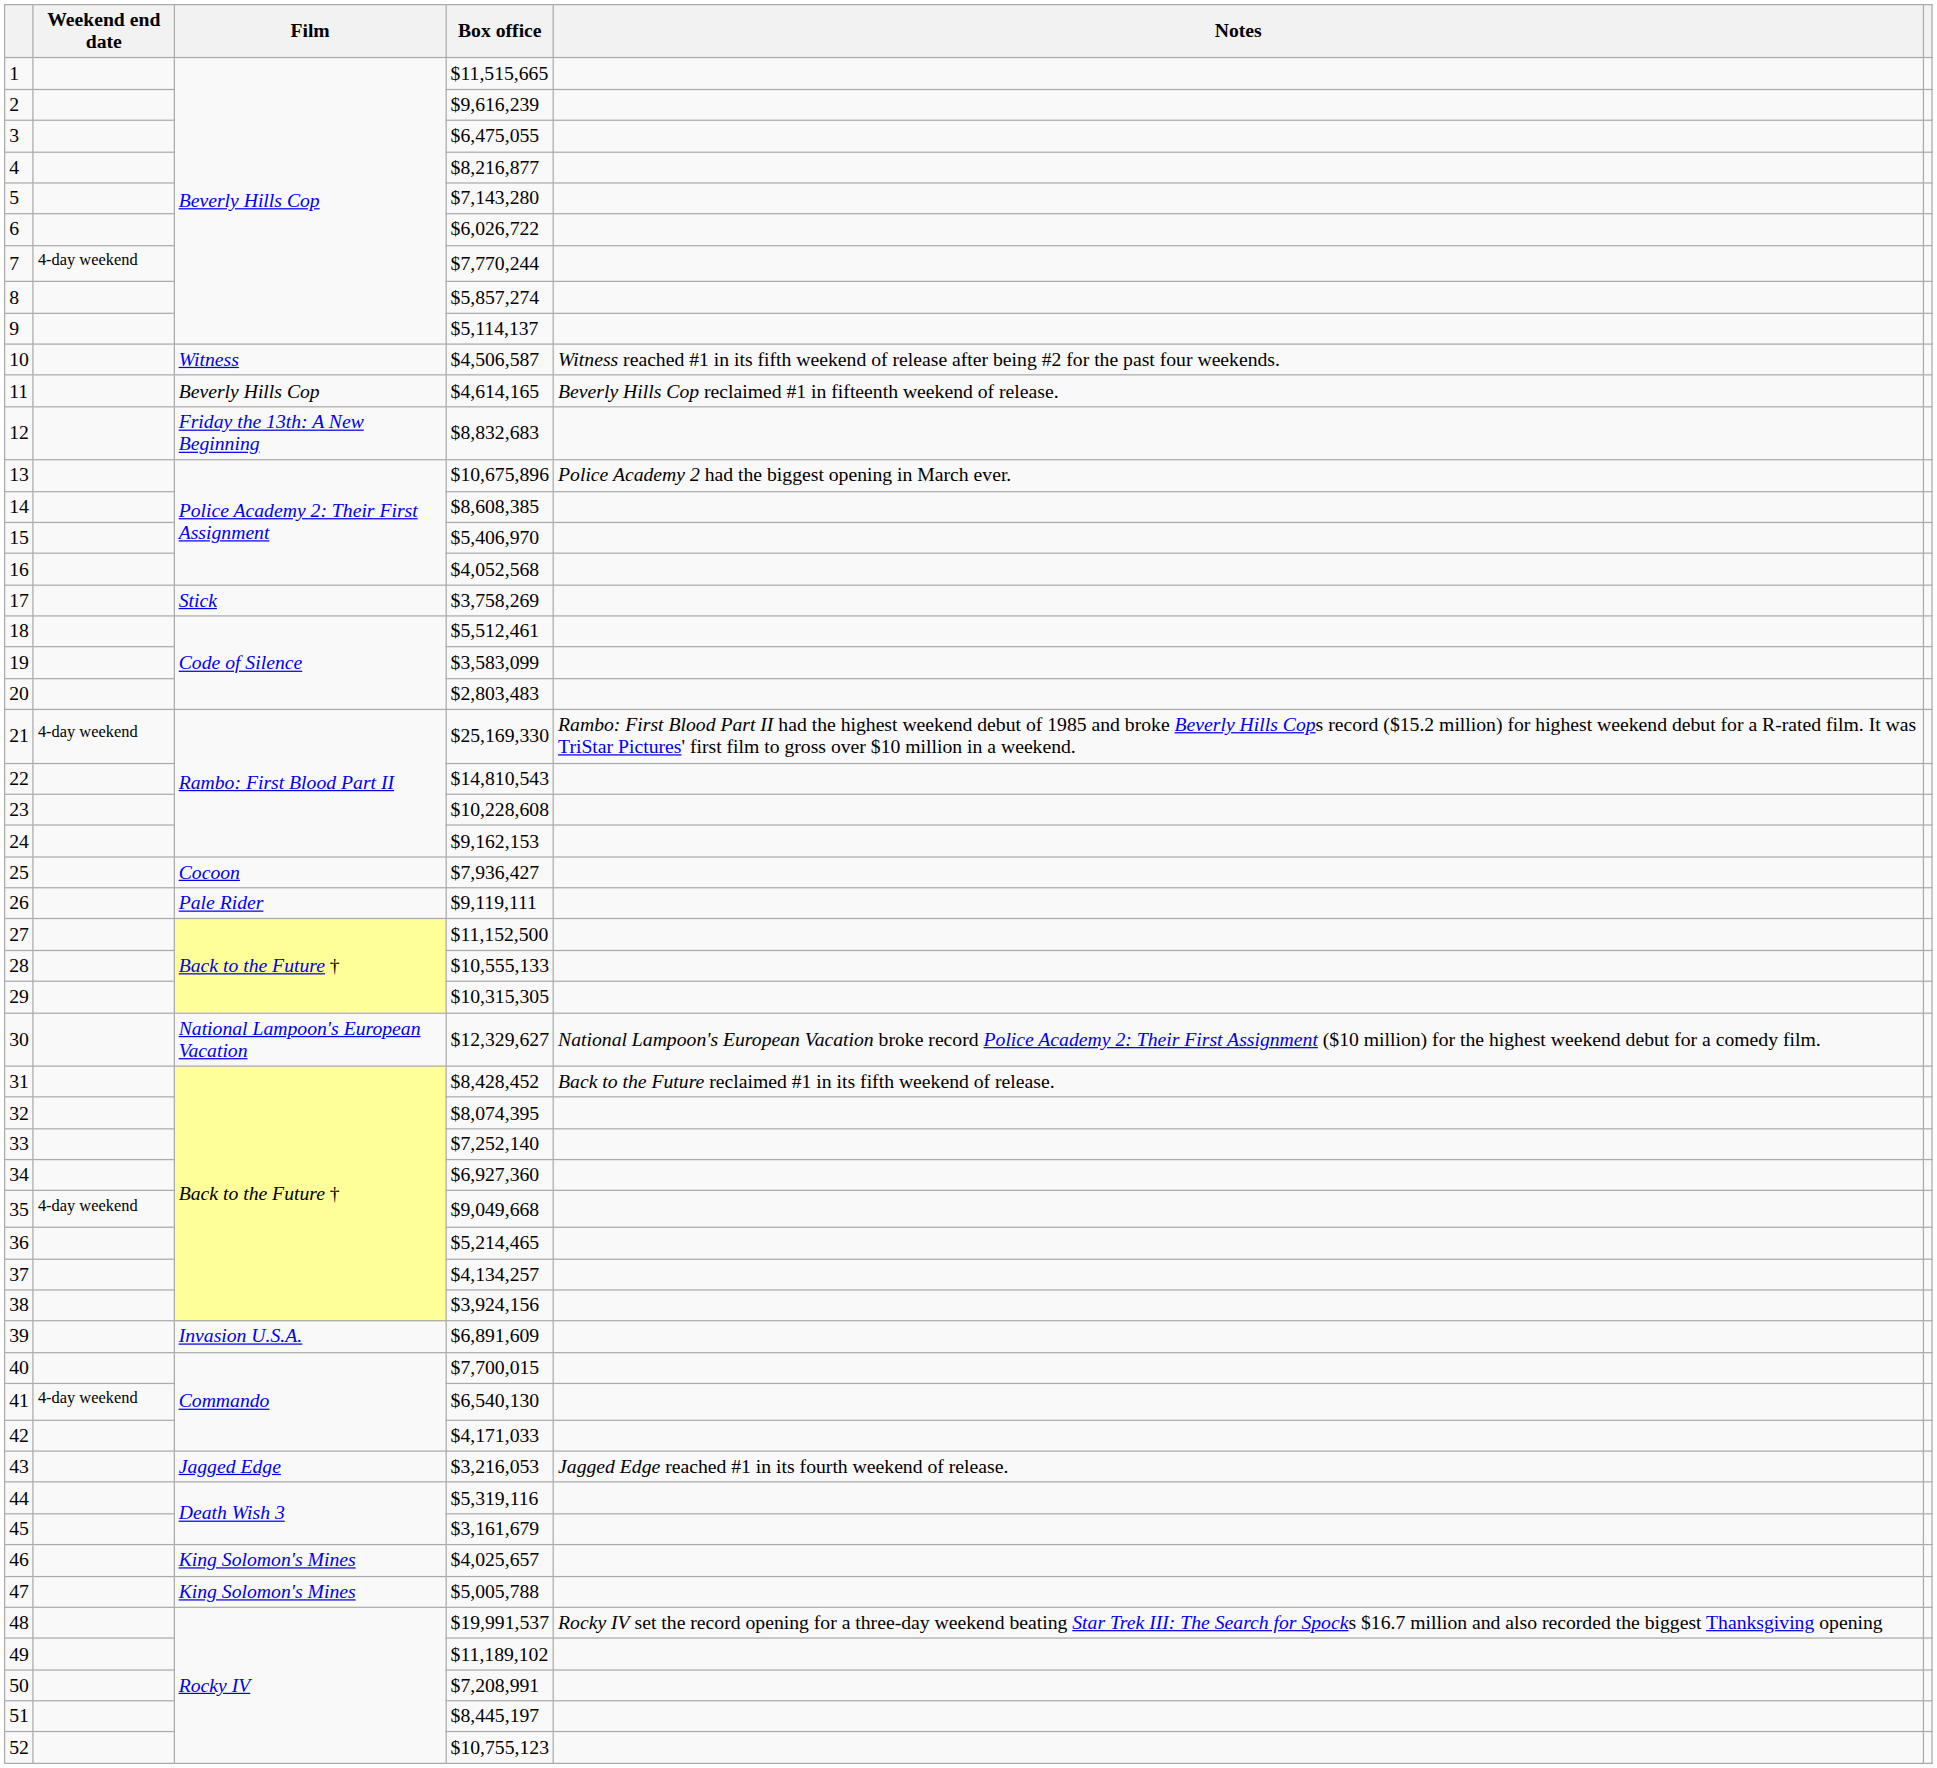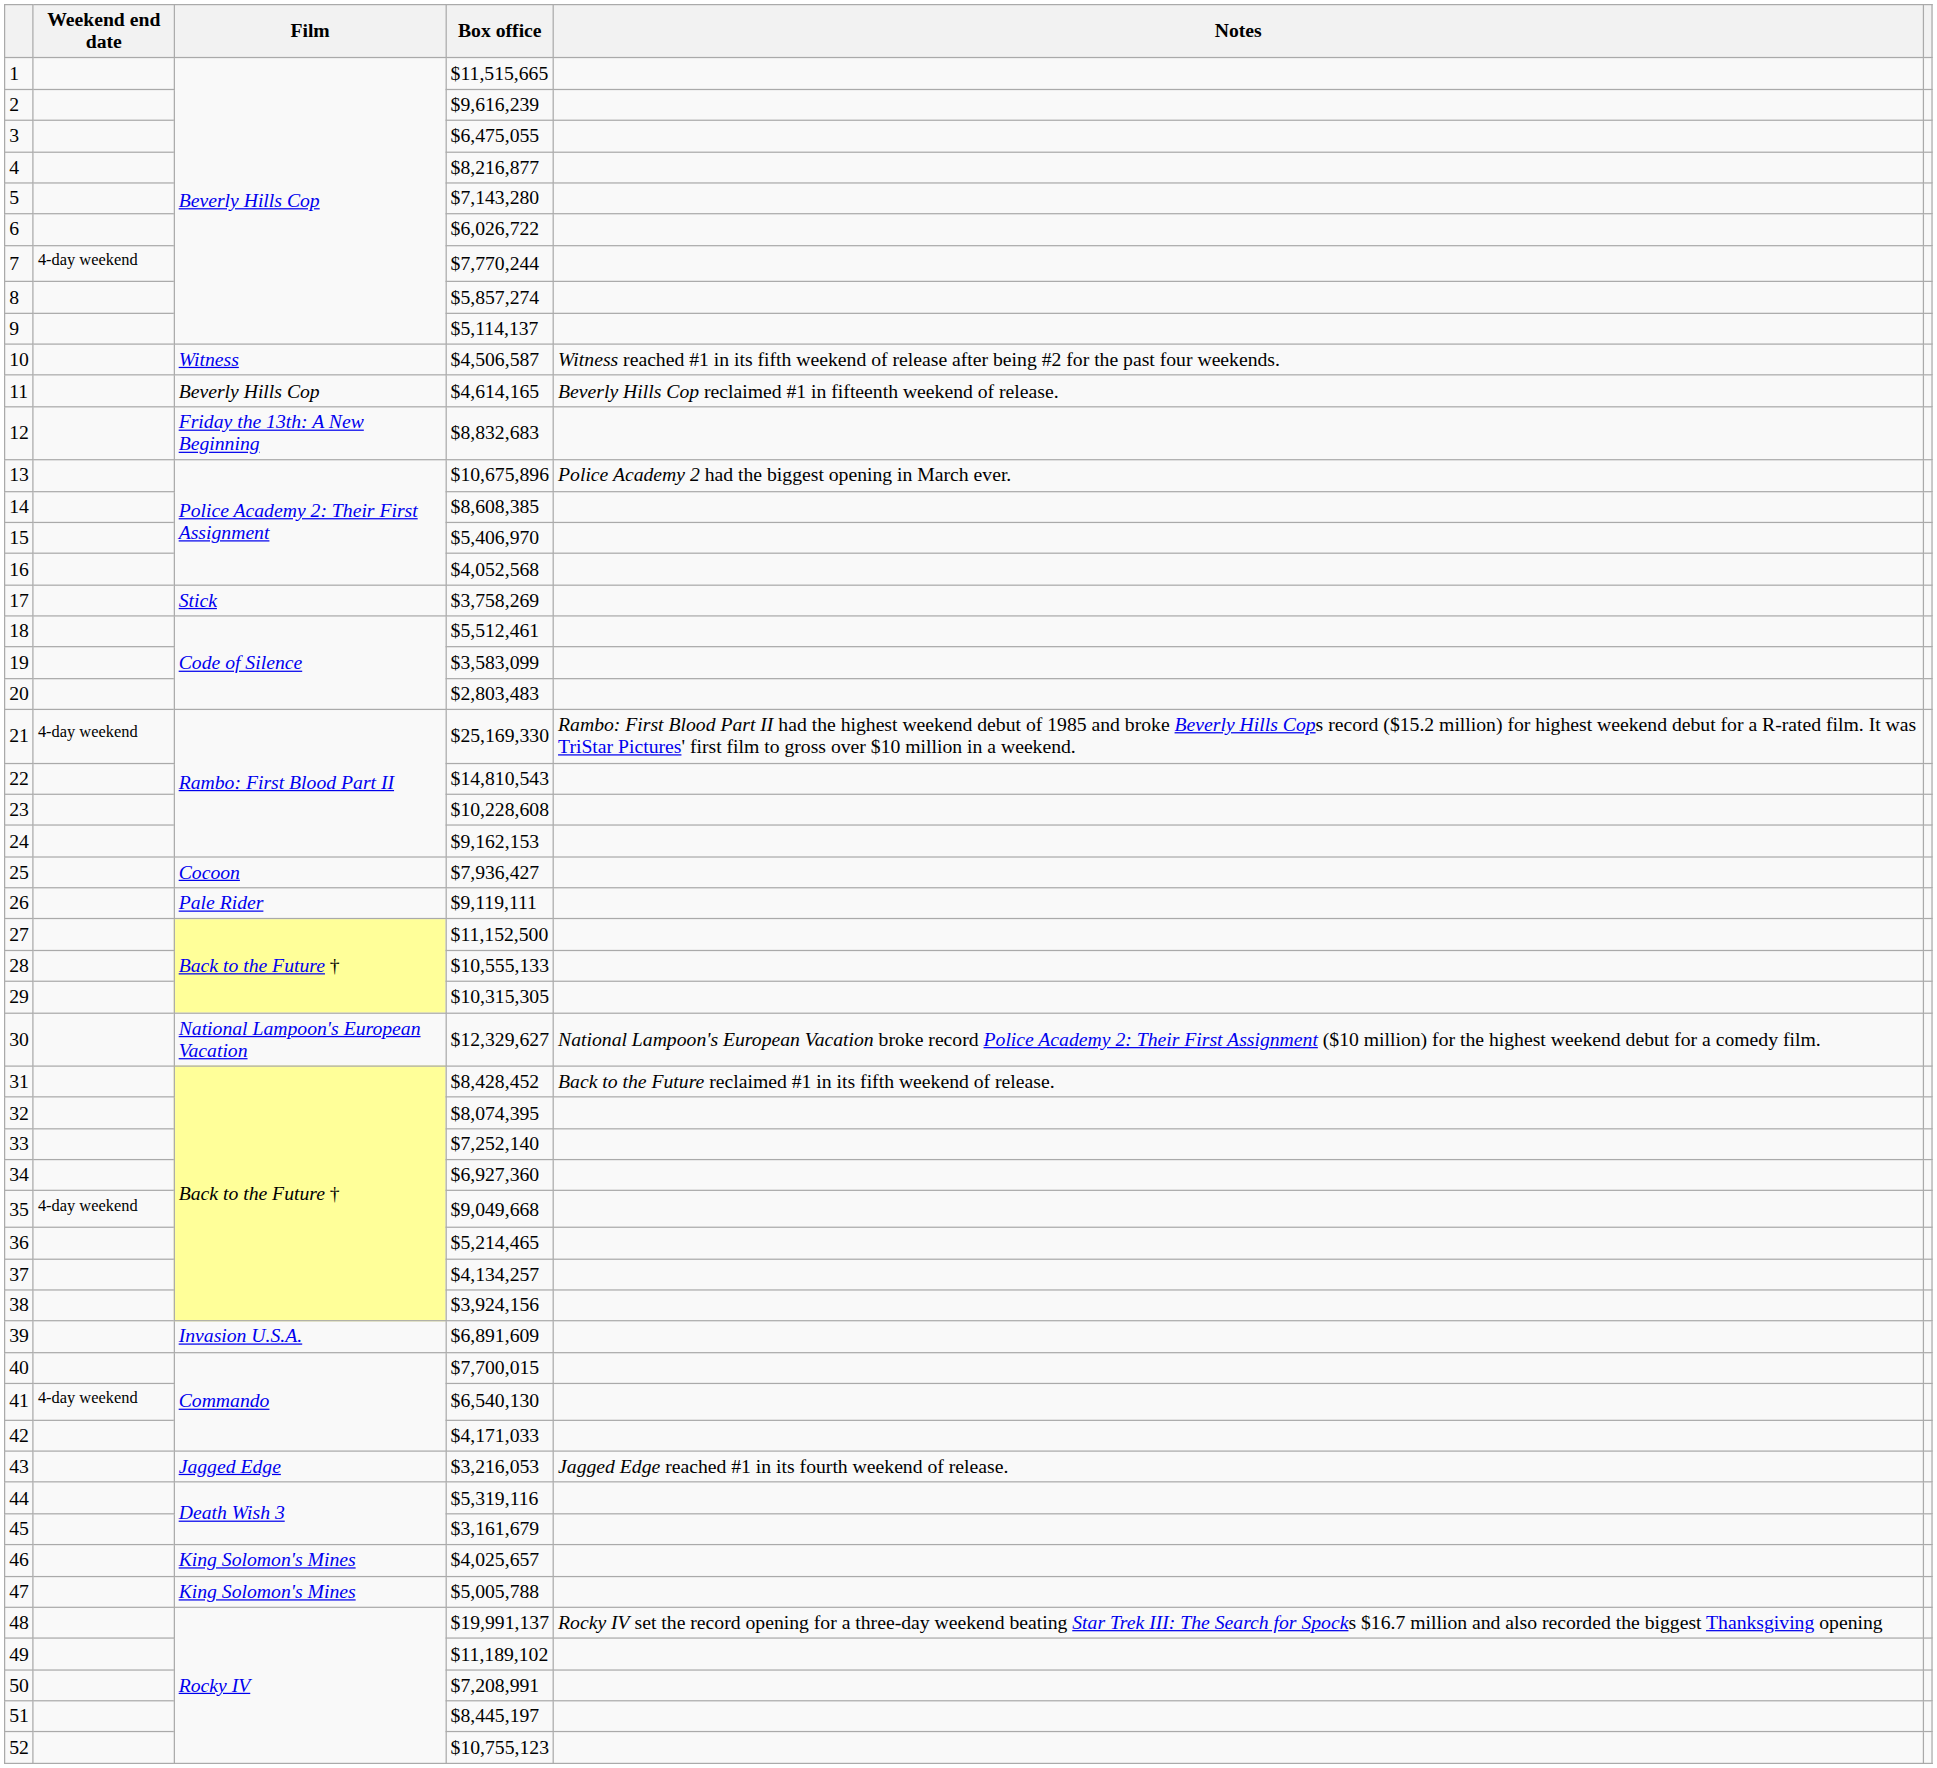(500, 1622) $19,991,537 -> (500, 1622) $19,991,137
